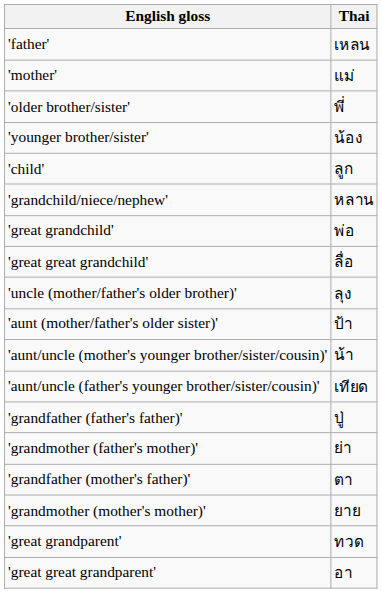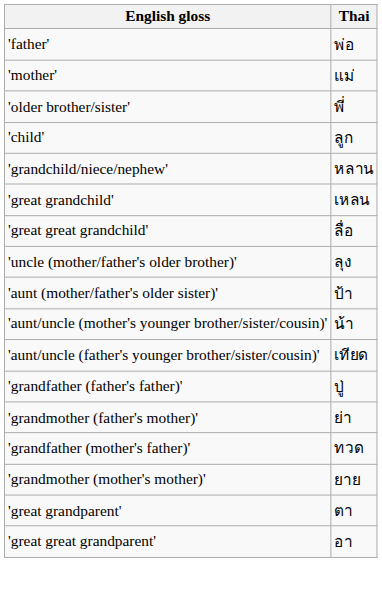(352, 44) เหลน -> (344, 44) พ่อ
- row: (78, 137)
(344, 231) พ่อ -> (352, 200) เหลน
(343, 480) ตา -> (349, 448) ทวด
(349, 542) ทวด -> (343, 511) ตา
